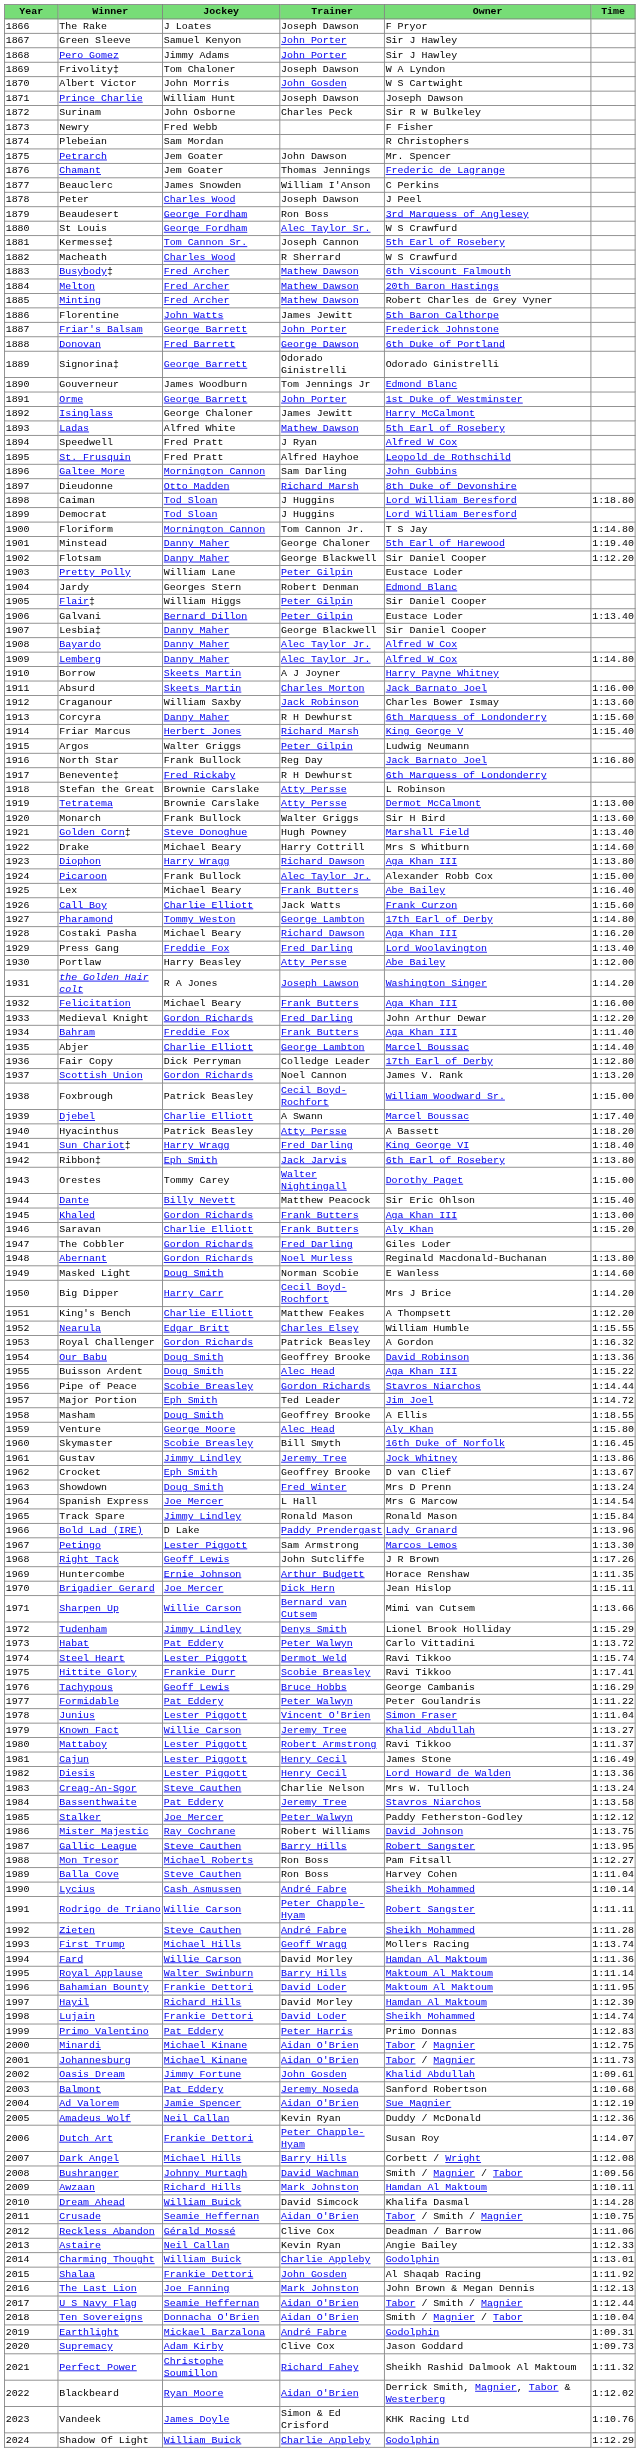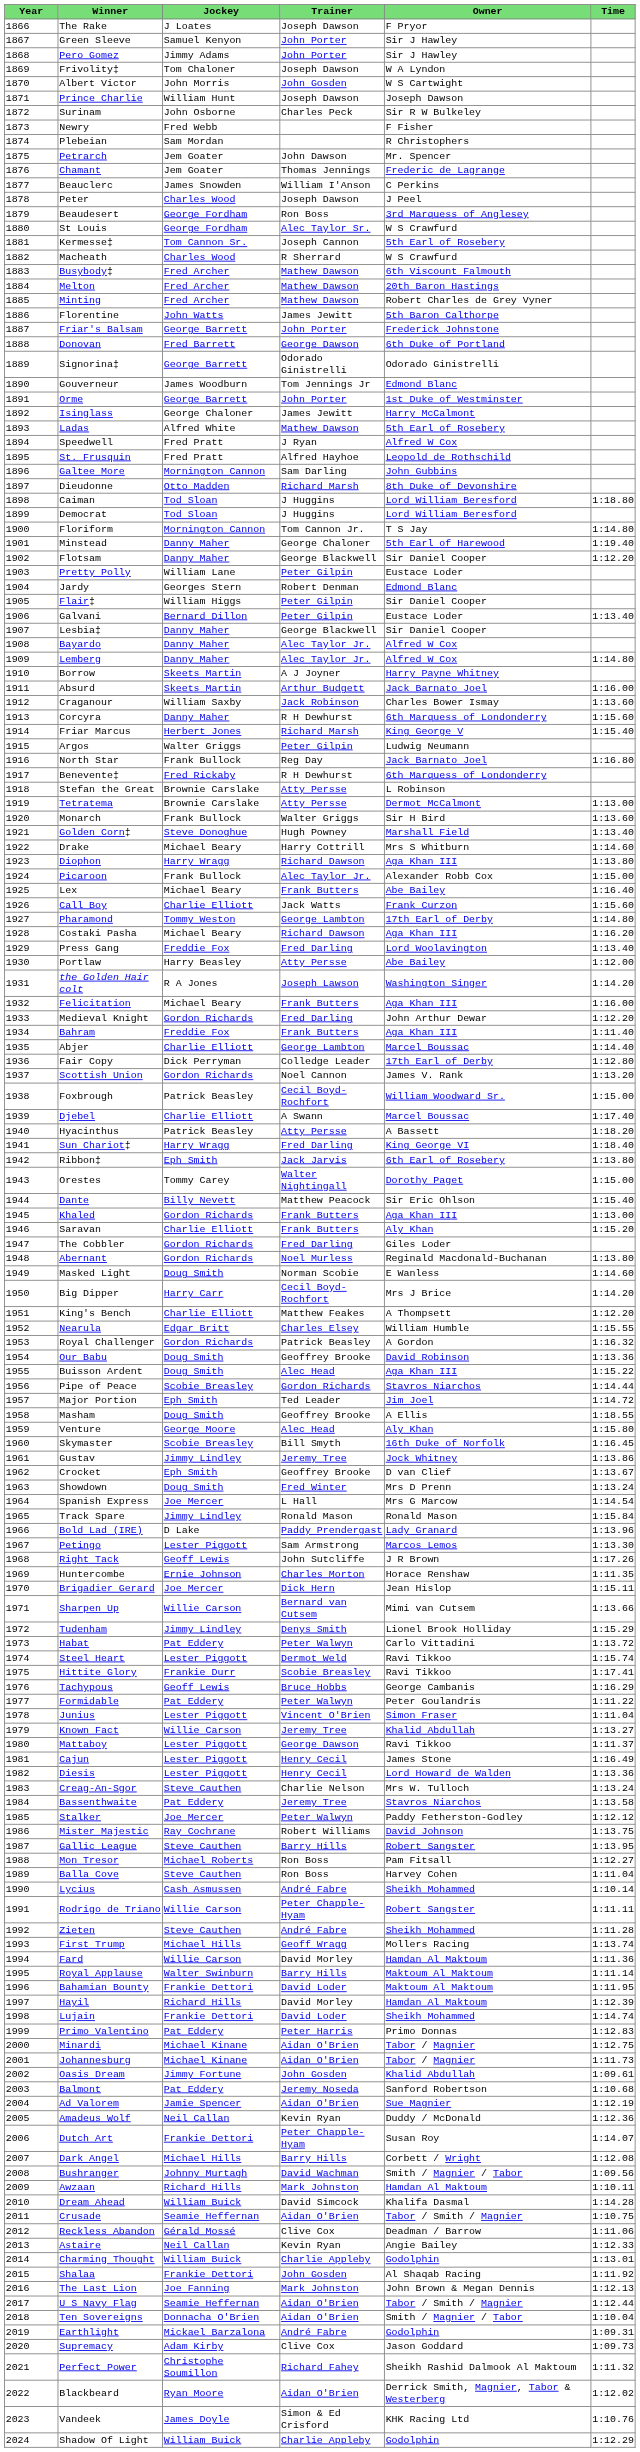(323, 688) Charles Morton -> (323, 688) Arthur Budgett
(323, 1574) Arthur Budgett -> (323, 1574) Charles Morton
(329, 1745) Robert Armstrong -> (320, 1745) George Dawson
